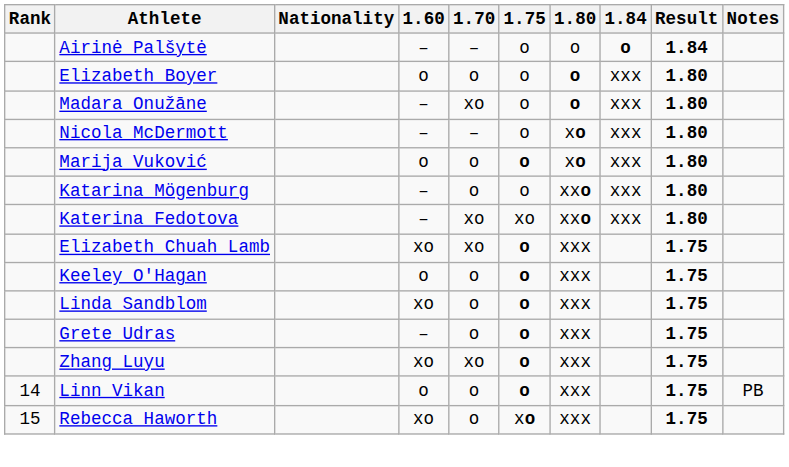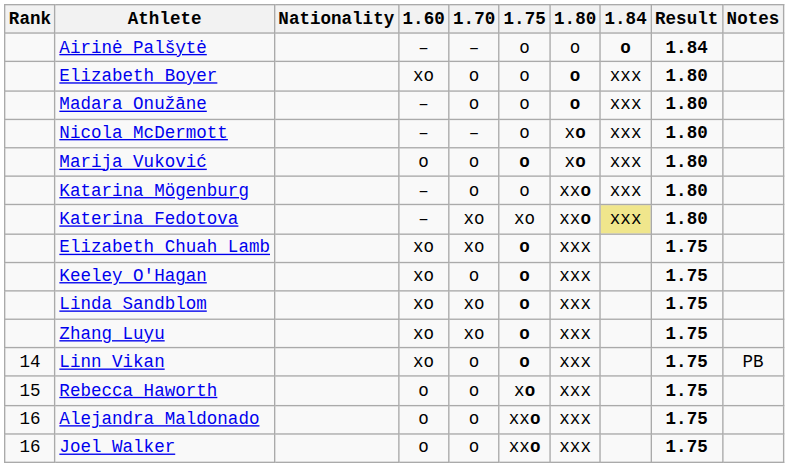(424, 76) o -> (424, 76) xo
(474, 105) xo -> (474, 105) o
(626, 219) no background -> (626, 219) khaki background
(424, 276) o -> (424, 276) xo
(474, 305) o -> (474, 305) xo
- row: (117, 334)
(424, 391) o -> (424, 362) xo
(424, 419) xo -> (424, 391) o
+ row: (159, 419)
+ row: (117, 448)
